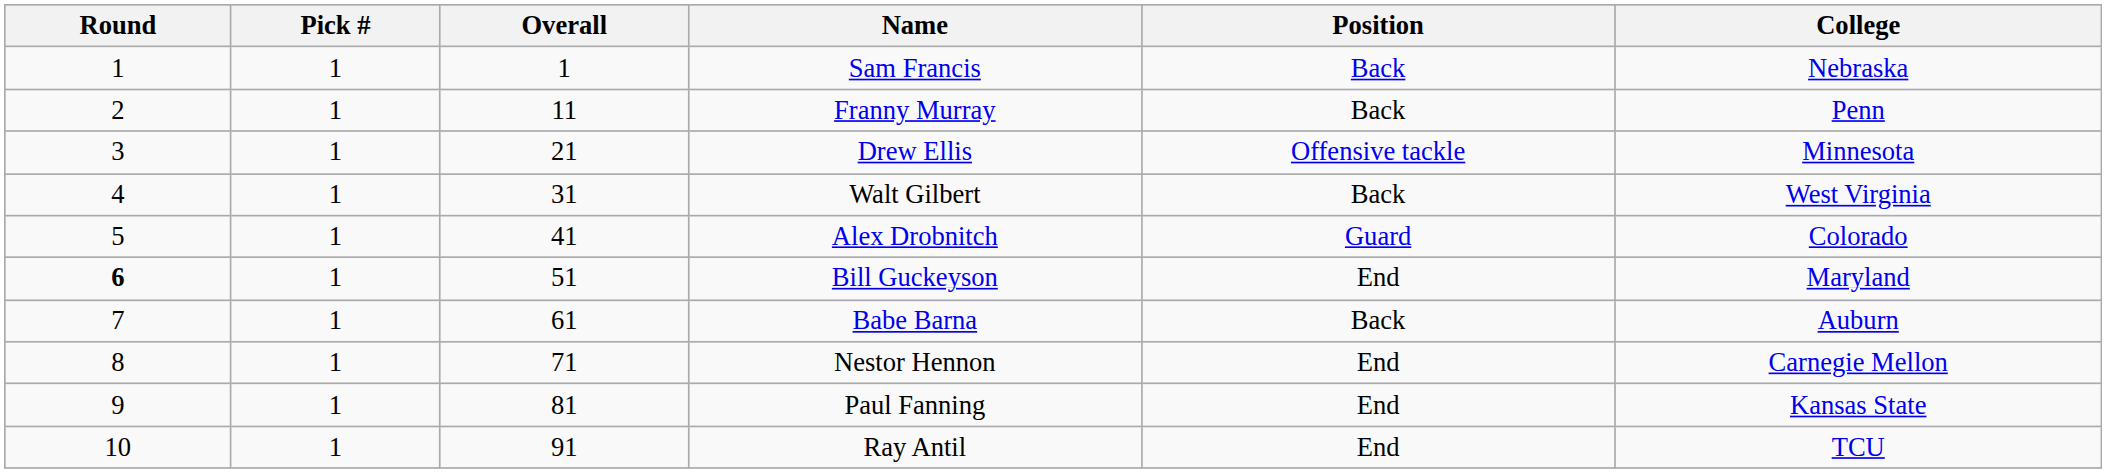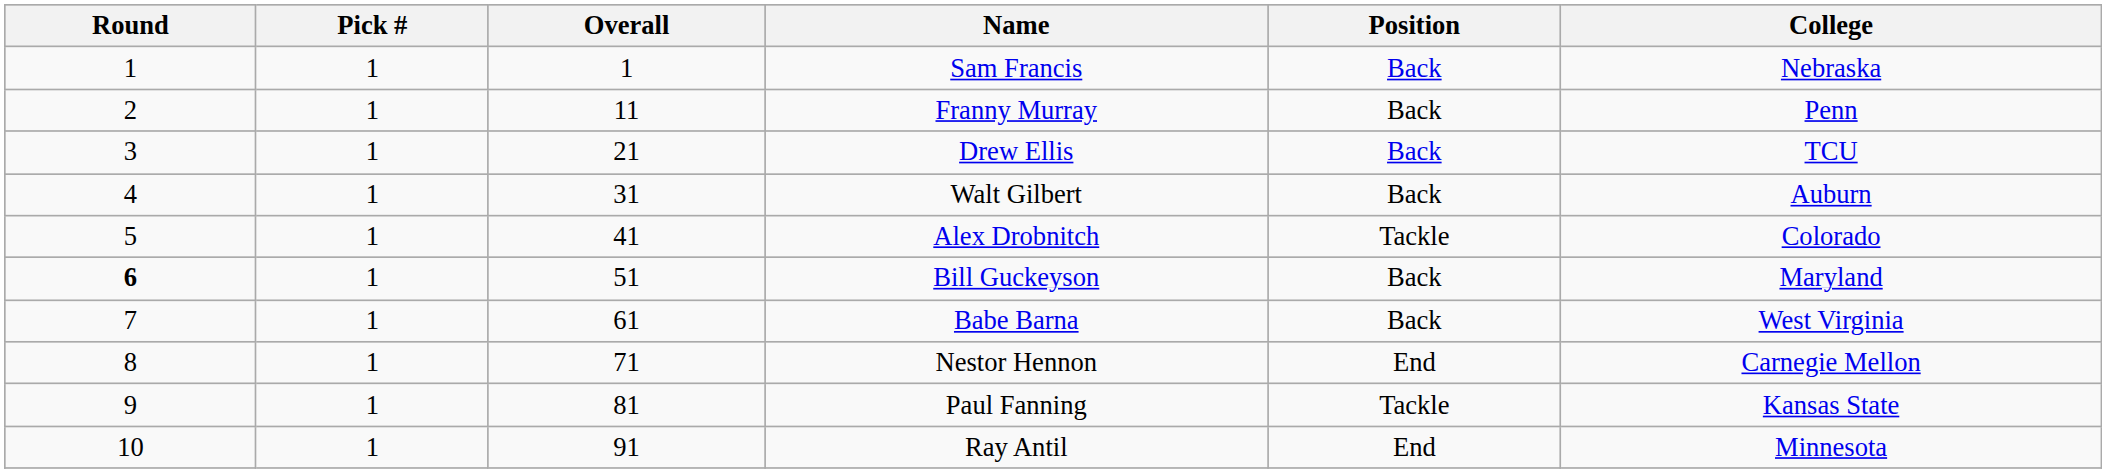(1378, 151) Offensive tackle -> (1414, 151) Back
(1858, 151) Minnesota -> (1831, 151) TCU
(1858, 194) West Virginia -> (1831, 194) Auburn
(1378, 236) Guard -> (1414, 236) Tackle
(1378, 278) End -> (1414, 278) Back
(1858, 320) Auburn -> (1831, 320) West Virginia
(1378, 404) End -> (1414, 404) Tackle
(1858, 446) TCU -> (1831, 446) Minnesota
